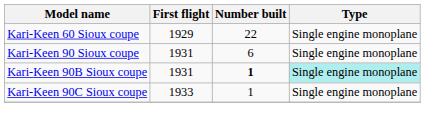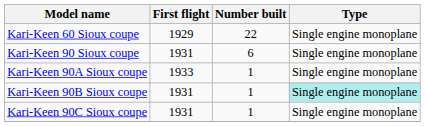+ row: (77, 72)
(251, 72) bold -> (251, 92) normal
(181, 92) 1933 -> (181, 111) 1931
